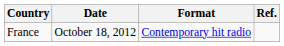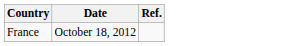- column: (196, 13)
